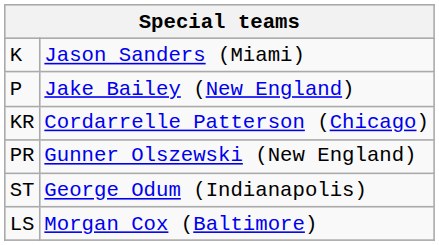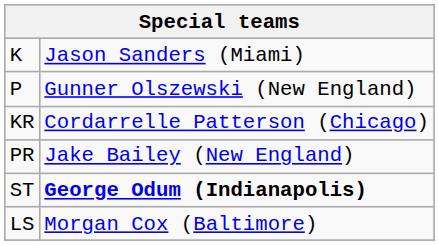(199, 89) Jake Bailey (New England) -> (230, 89) Gunner Olszewski (New England)
(230, 156) Gunner Olszewski (New England) -> (199, 156) Jake Bailey (New England)
(206, 190) normal -> (206, 190) bold
